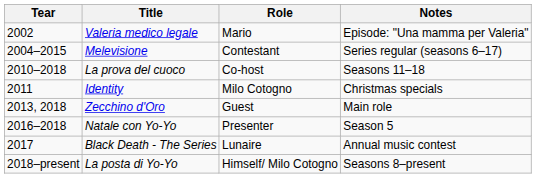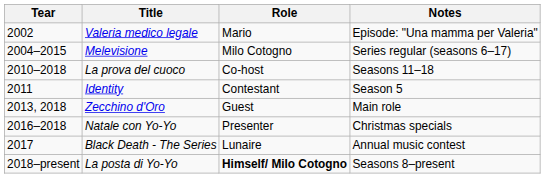(251, 51) Contestant -> (257, 51) Milo Cotogno
(257, 88) Milo Cotogno -> (251, 88) Contestant
(393, 88) Christmas specials -> (377, 88) Season 5
(368, 126) Season 5 -> (402, 126) Christmas specials
(280, 164) normal -> (285, 164) bold
